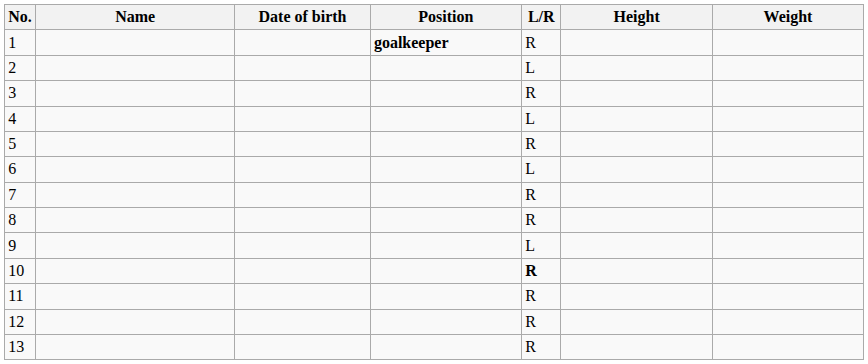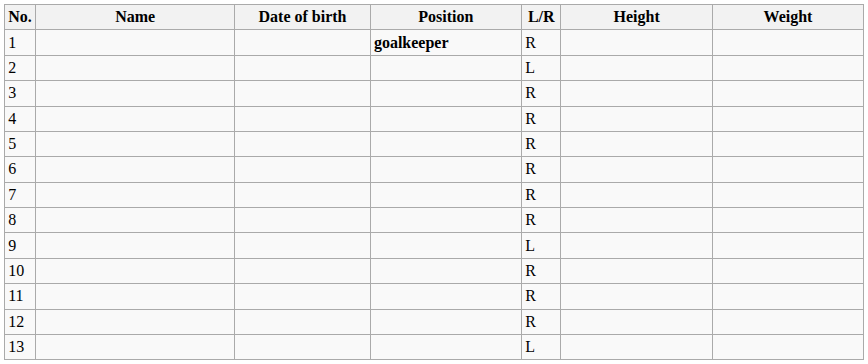(530, 118) L -> (531, 118) R
(530, 169) L -> (531, 169) R
(531, 270) bold -> (531, 270) normal
(531, 347) R -> (530, 347) L
